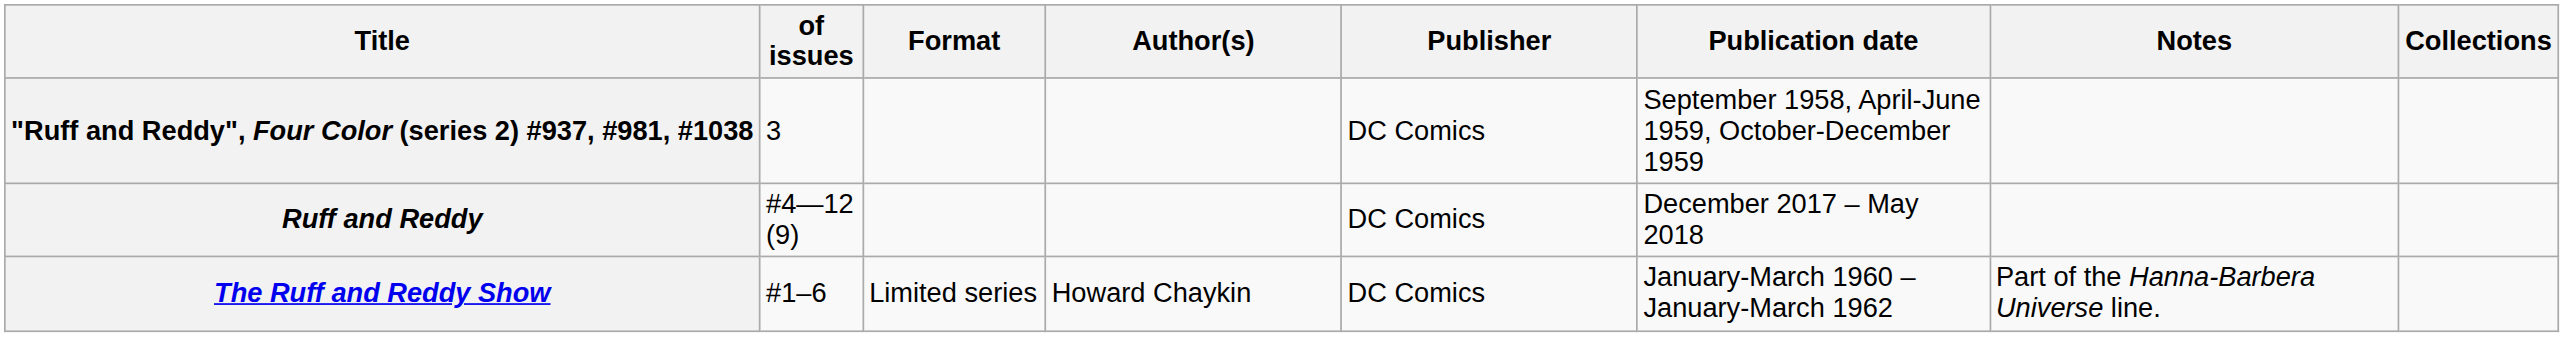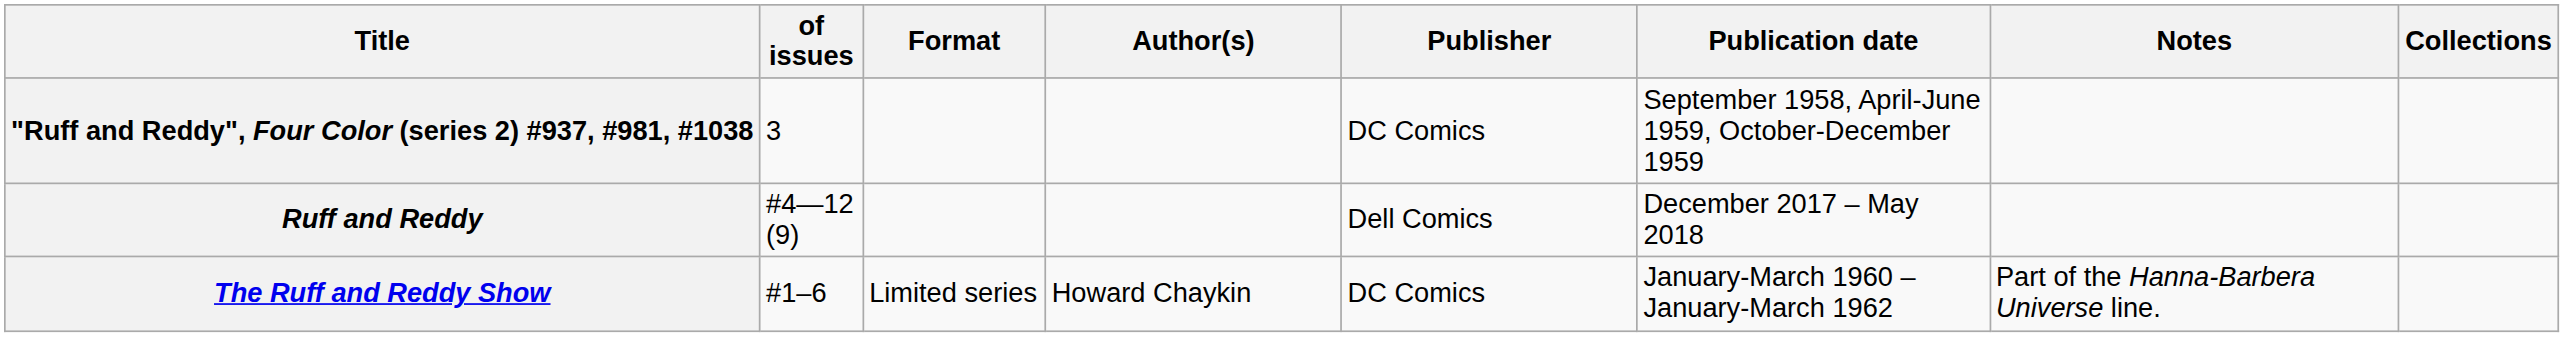(1416, 219) DC Comics -> (1420, 219) Dell Comics
